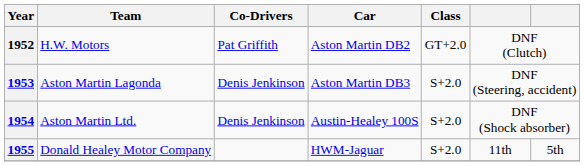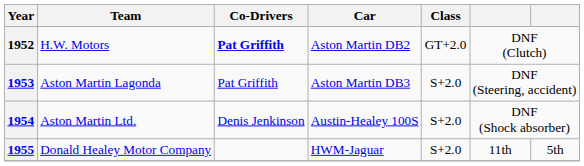(248, 45) normal -> (251, 45) bold
(261, 82) Denis Jenkinson -> (248, 82) Pat Griffith
